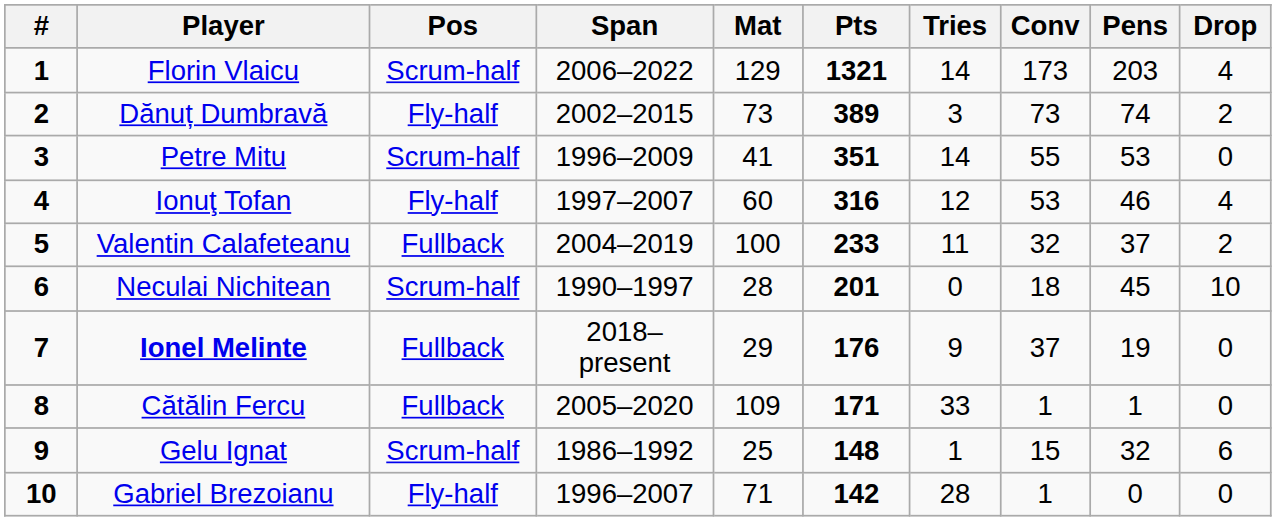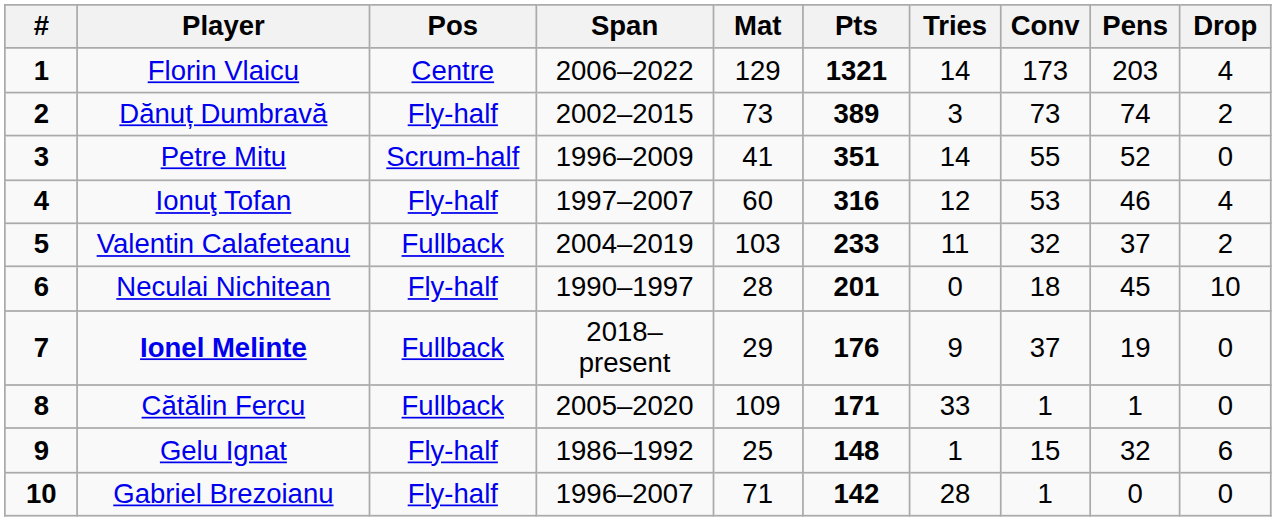(453, 69) Scrum-half -> (453, 69) Centre
(1135, 157) 53 -> (1135, 157) 52
(758, 244) 100 -> (758, 244) 103
(453, 288) Scrum-half -> (453, 288) Fly-half
(453, 450) Scrum-half -> (453, 450) Fly-half
